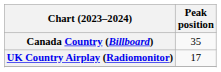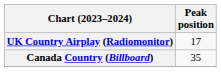rows swapped: (90, 41) <-> (90, 58)
